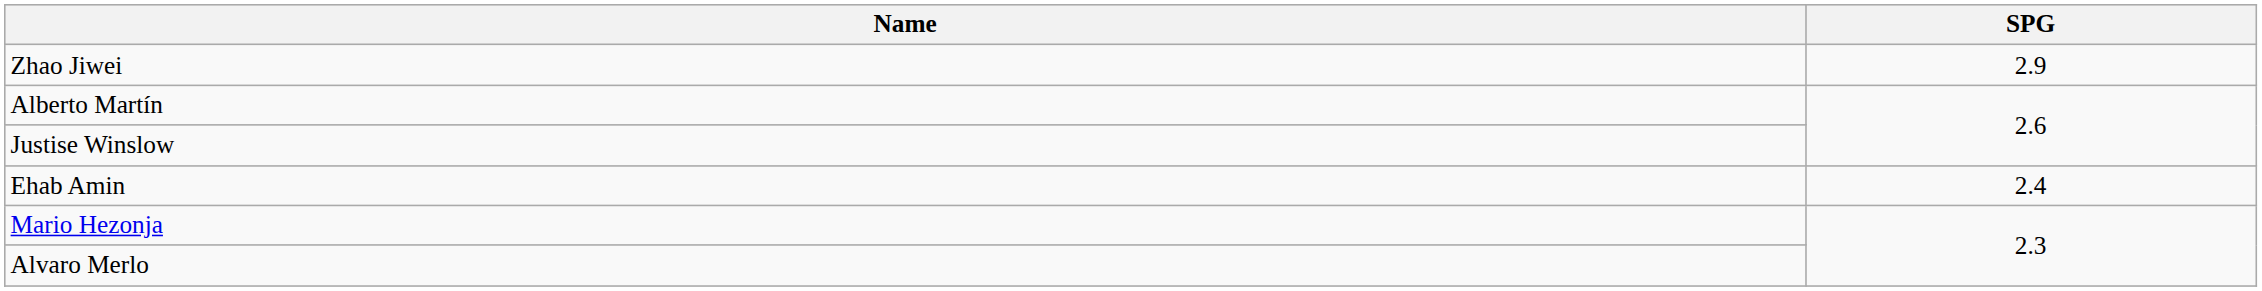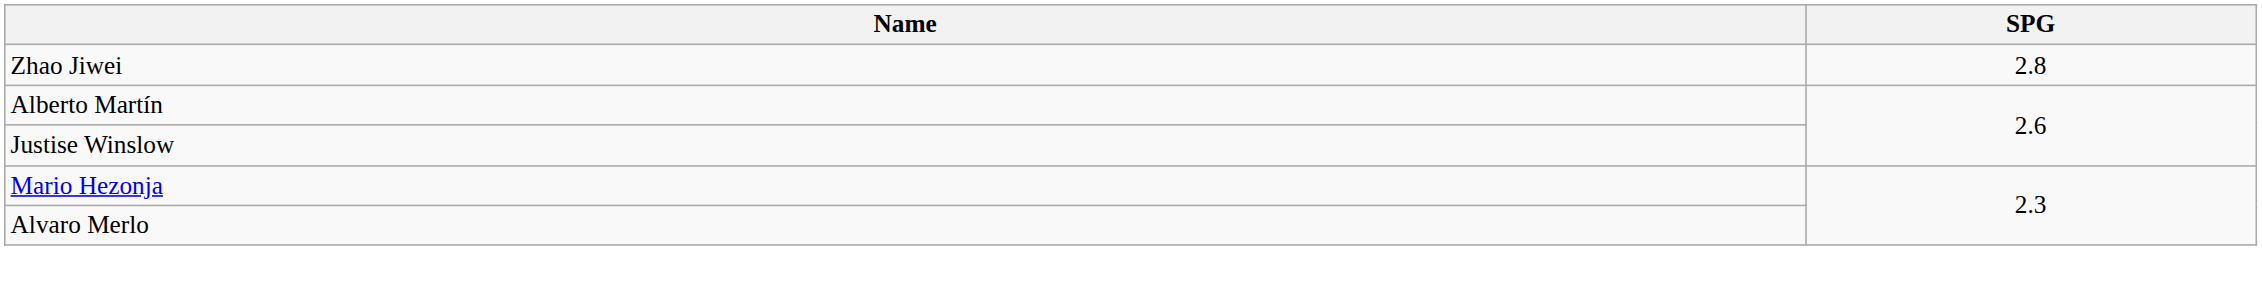(2031, 64) 2.9 -> (2031, 64) 2.8
- row: (68, 184)
